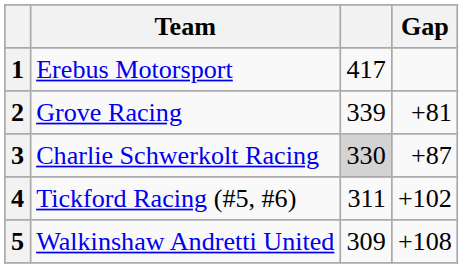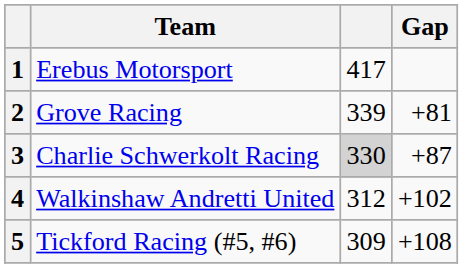(166, 198) Tickford Racing (#5, #6) -> (185, 198) Walkinshaw Andretti United
(367, 198) 311 -> (366, 198) 312
(185, 241) Walkinshaw Andretti United -> (166, 241) Tickford Racing (#5, #6)
